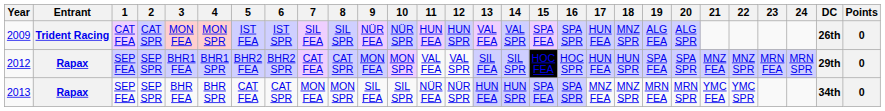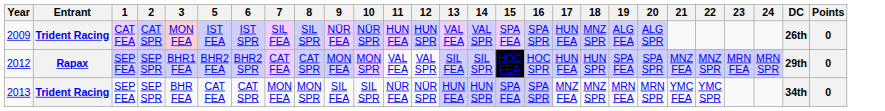- column: (215, 12)
(72, 92) Rapax -> (72, 92) Trident Racing
